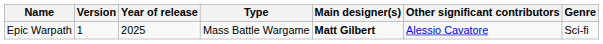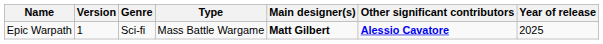columns swapped: (580, 13) <-> (160, 13)
(447, 30) normal -> (405, 30) bold
